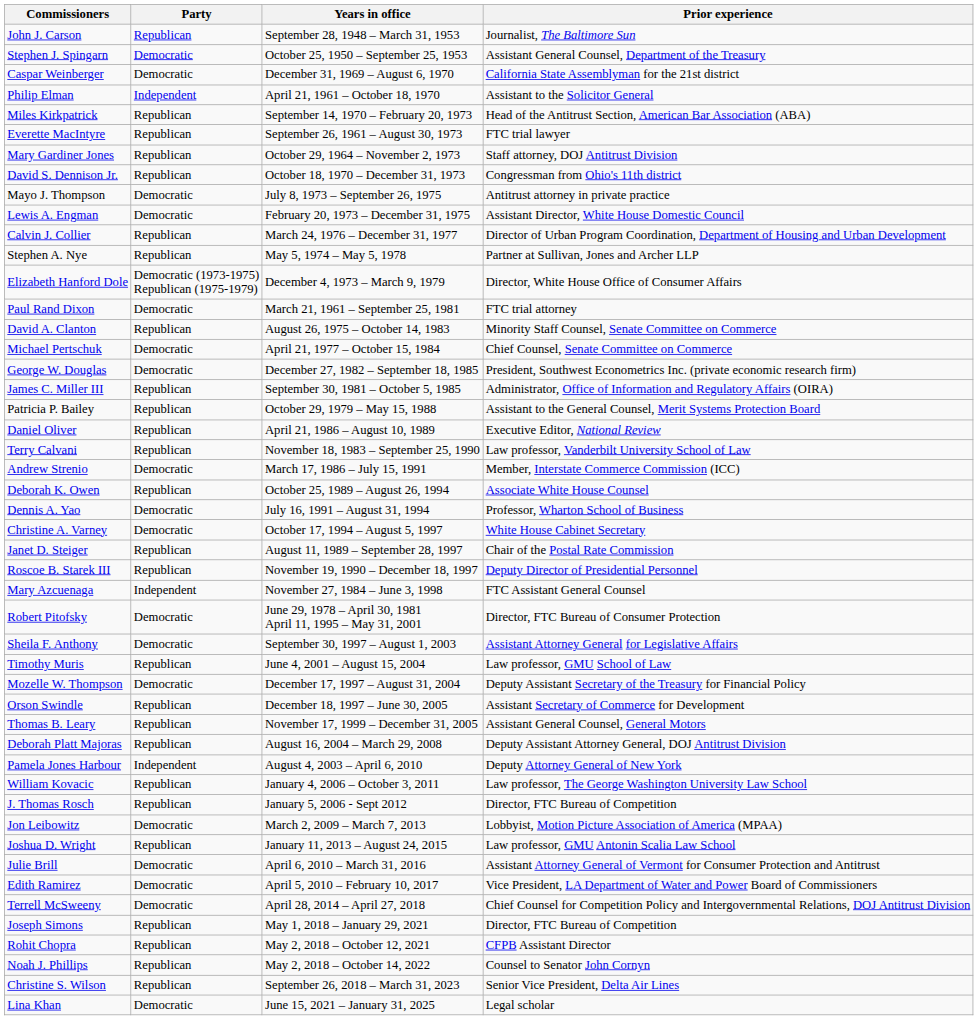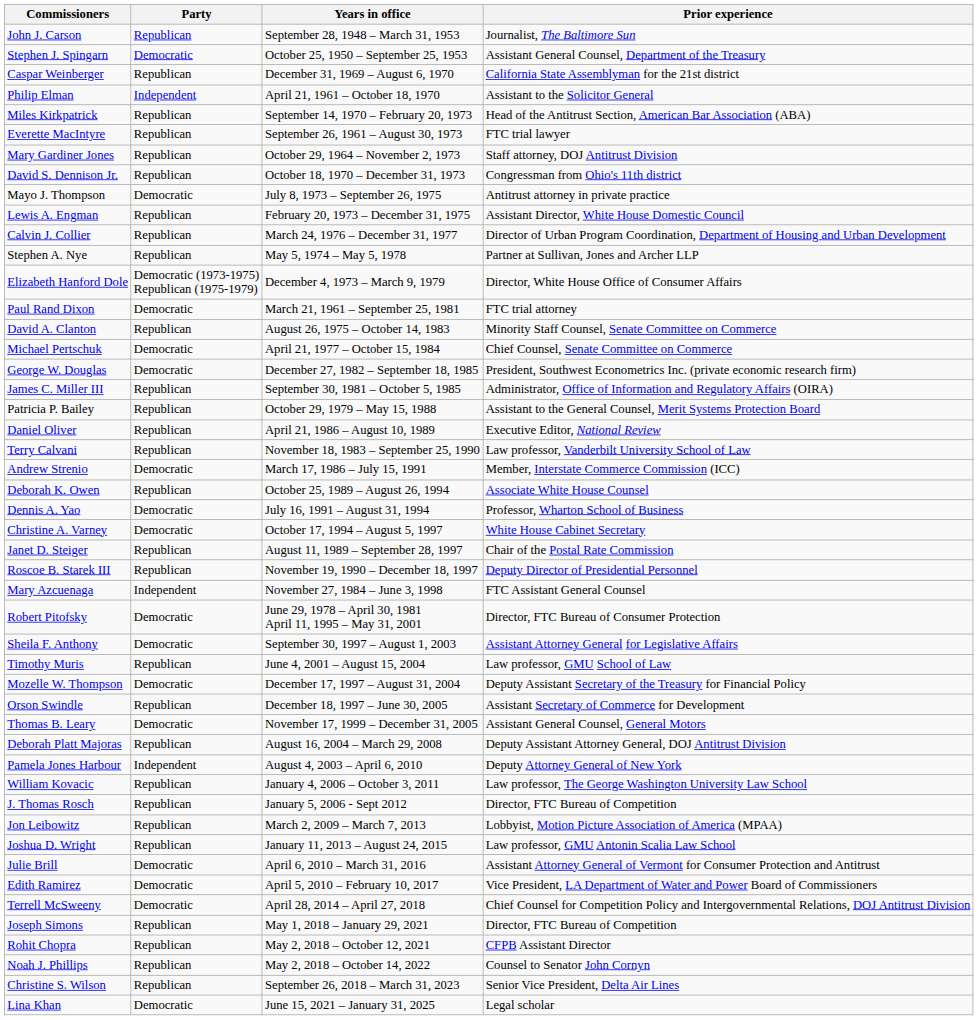(163, 74) Democratic -> (163, 74) Republican
(163, 214) Democratic -> (163, 214) Republican
(163, 724) Republican -> (163, 724) Democratic
(163, 824) Democratic -> (163, 824) Republican
